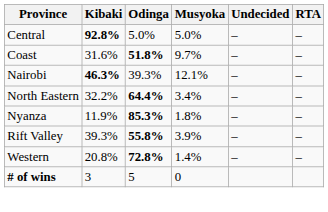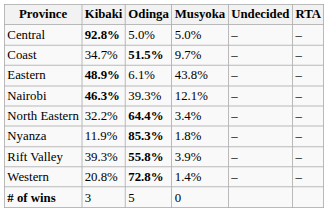(101, 55) 31.6% -> (101, 55) 34.7%
(146, 55) 51.8% -> (146, 55) 51.5%
+ row: (27, 75)
